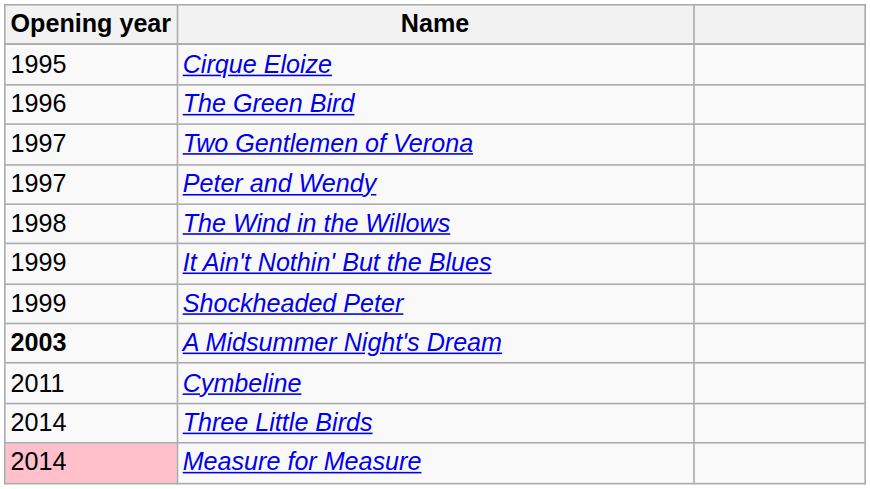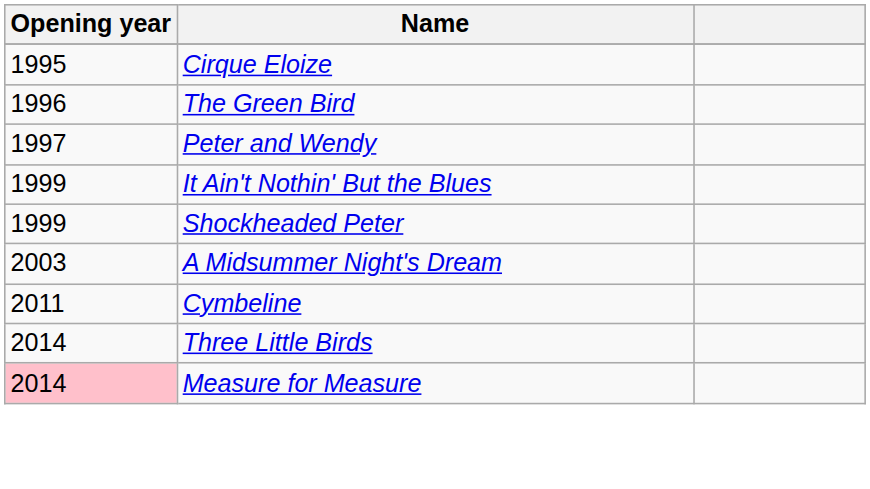- row: (328, 143)
- row: (316, 223)
(39, 343) bold -> (39, 263) normal
